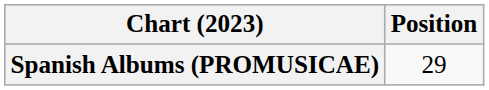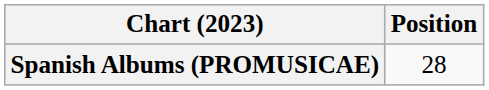(434, 64) 29 -> (434, 64) 28
